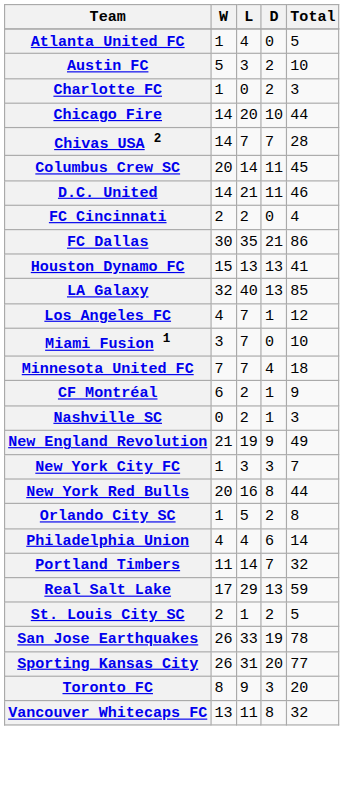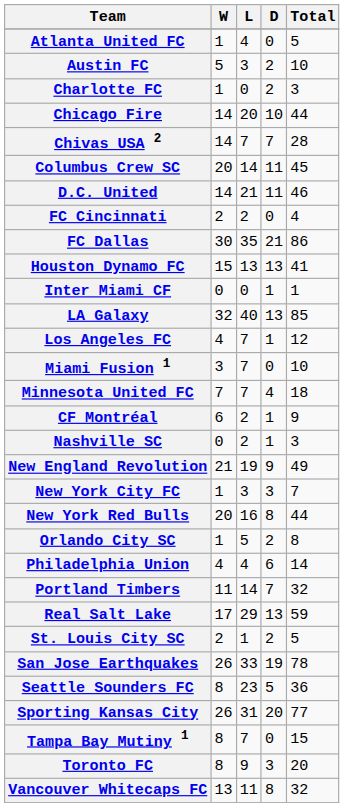+ row: (108, 291)
+ row: (108, 688)
+ row: (108, 739)
